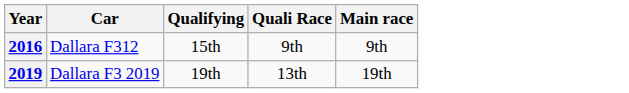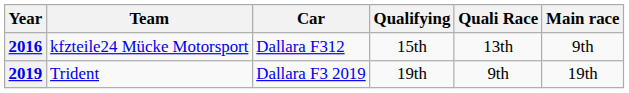+ column: (149, 18)
(292, 46) 9th -> (498, 46) 13th
(292, 74) 13th -> (498, 74) 9th
